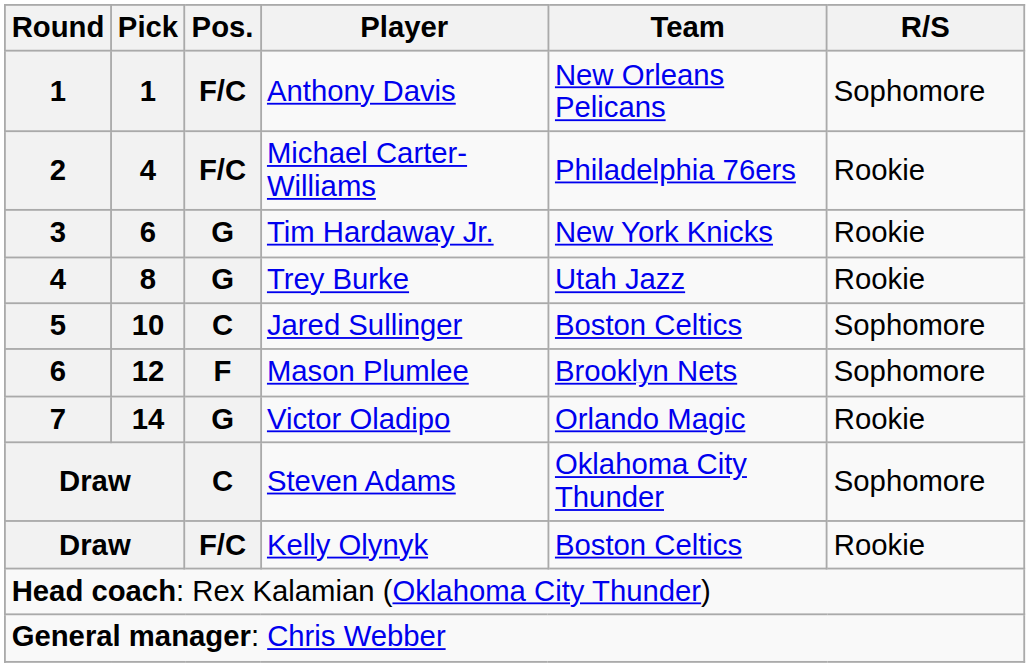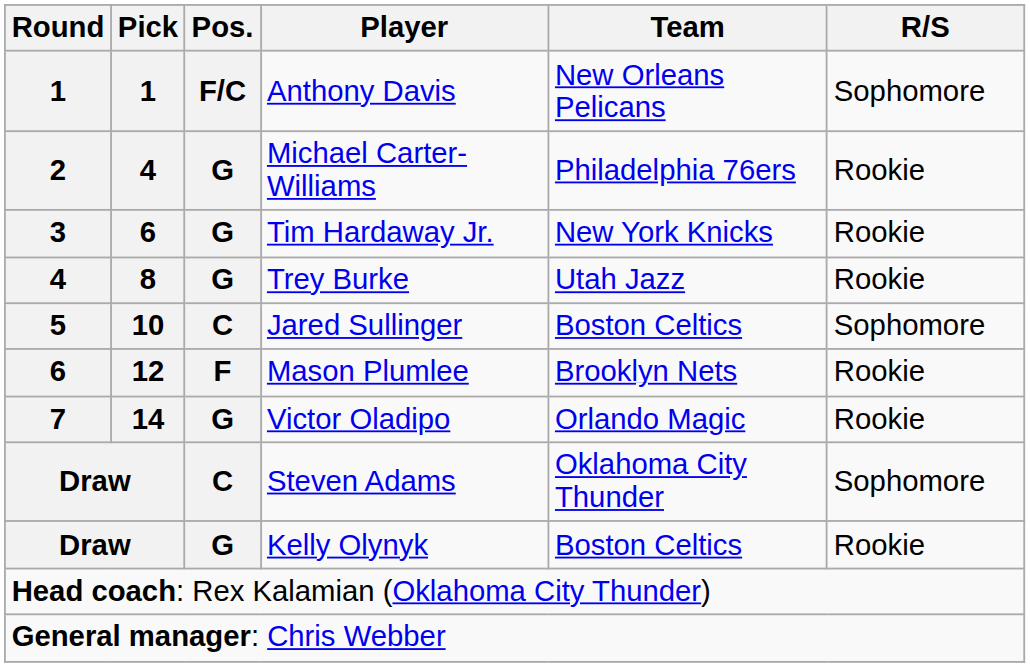(223, 170) F/C -> (223, 170) G
(909, 372) Sophomore -> (879, 372) Rookie
(223, 544) F/C -> (223, 544) G
